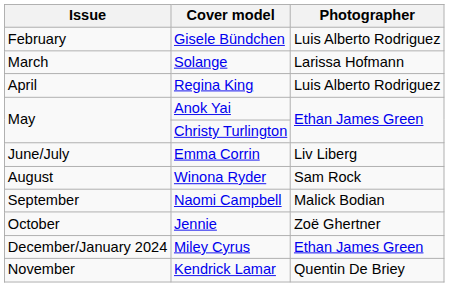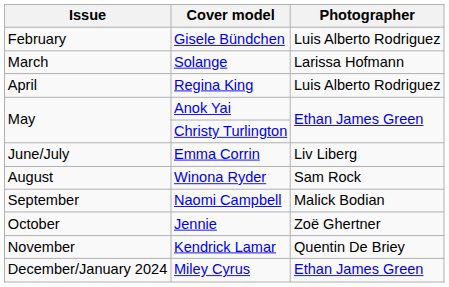rows swapped: (225, 270) <-> (212, 246)
